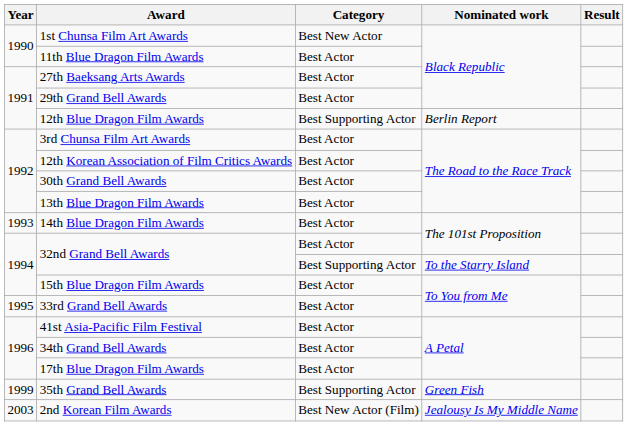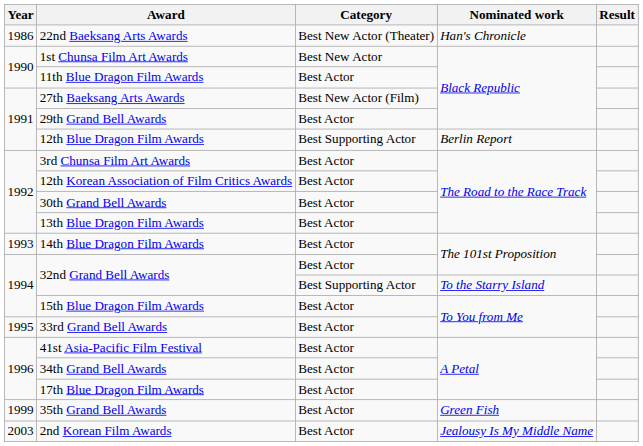+ row: (114, 35)
(326, 77) Best Actor -> (359, 98) Best New Actor (Film)
(357, 389) Best Supporting Actor -> (326, 410) Best Actor
(359, 410) Best New Actor (Film) -> (326, 431) Best Actor
